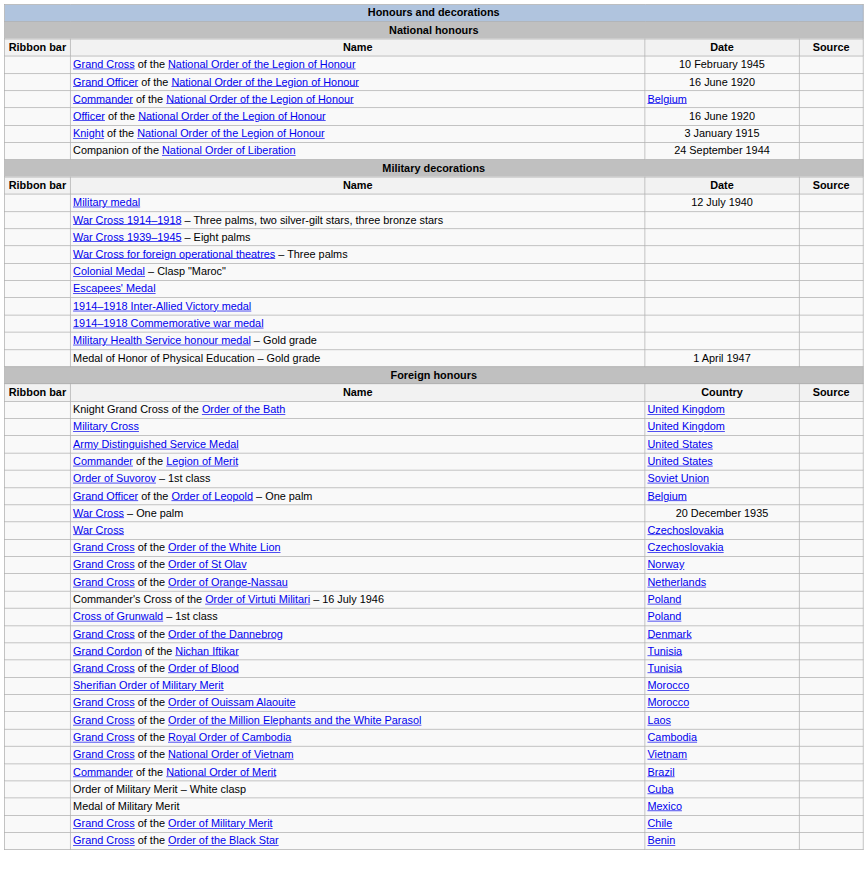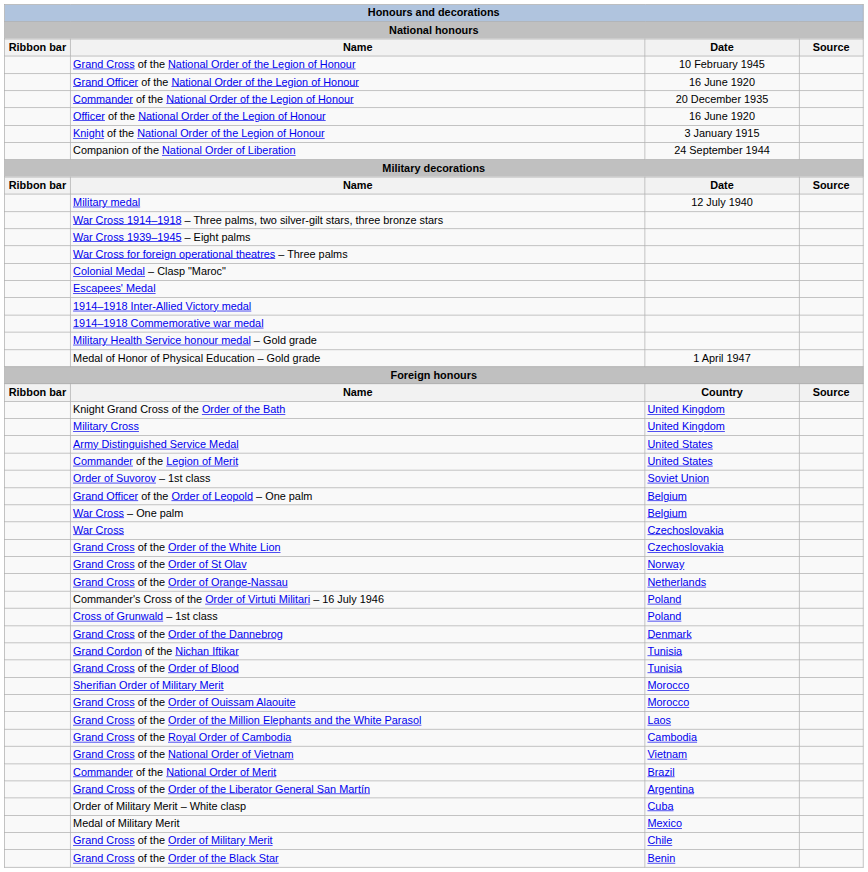(667, 99) Belgium -> (722, 99) 20 December 1935
(722, 513) 20 December 1935 -> (667, 513) Belgium
+ row: (222, 789)
